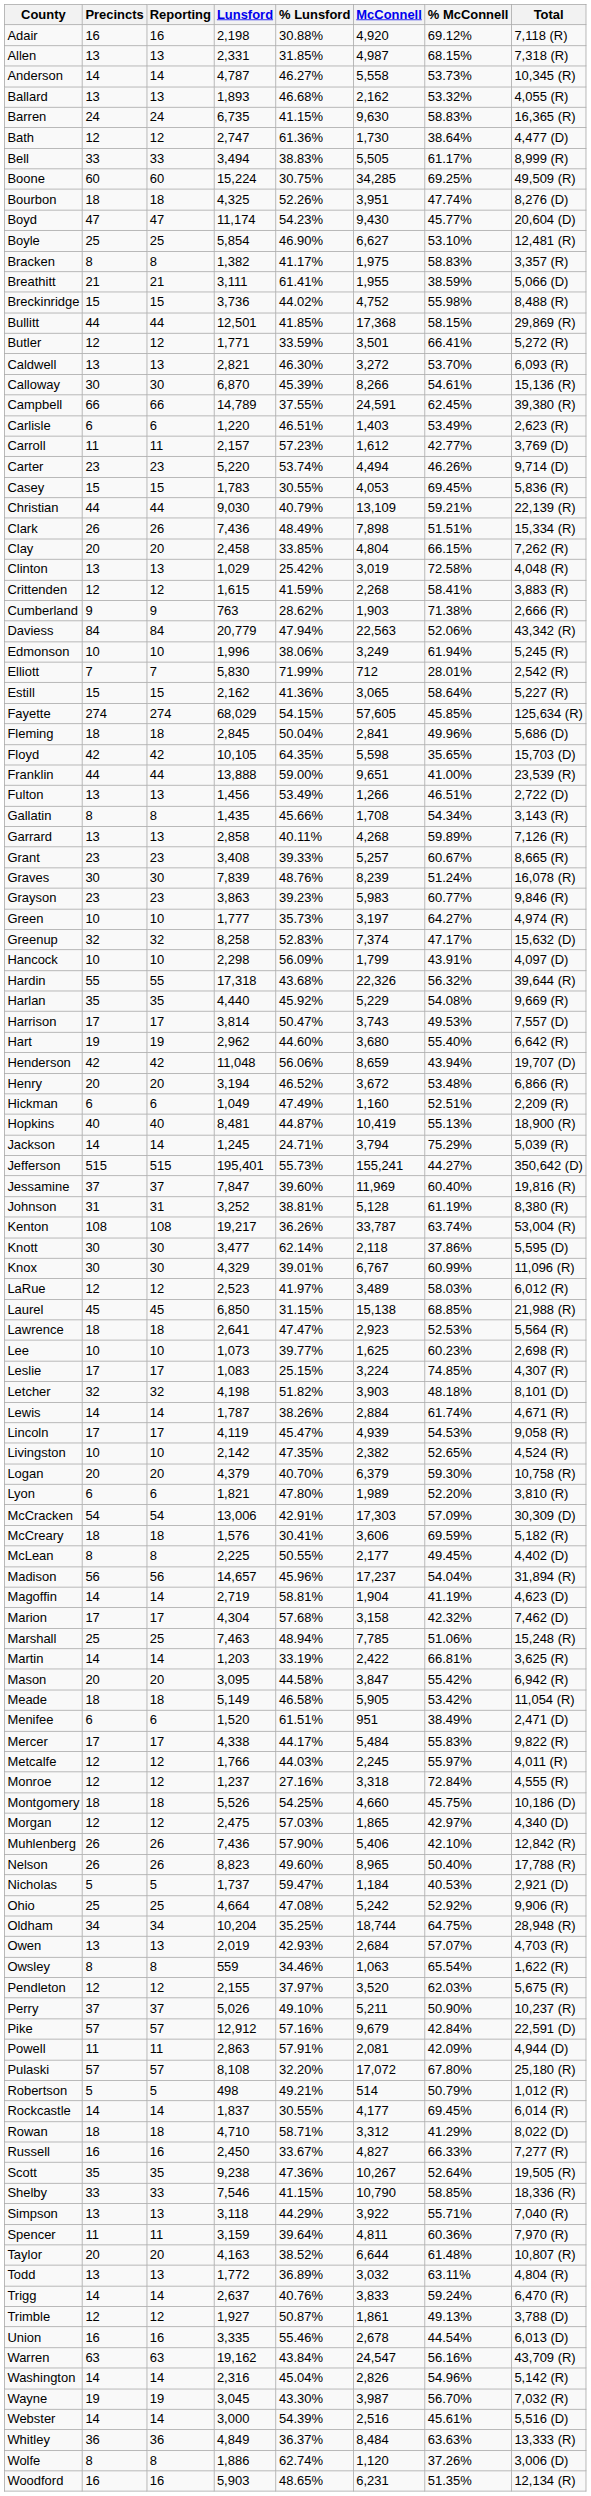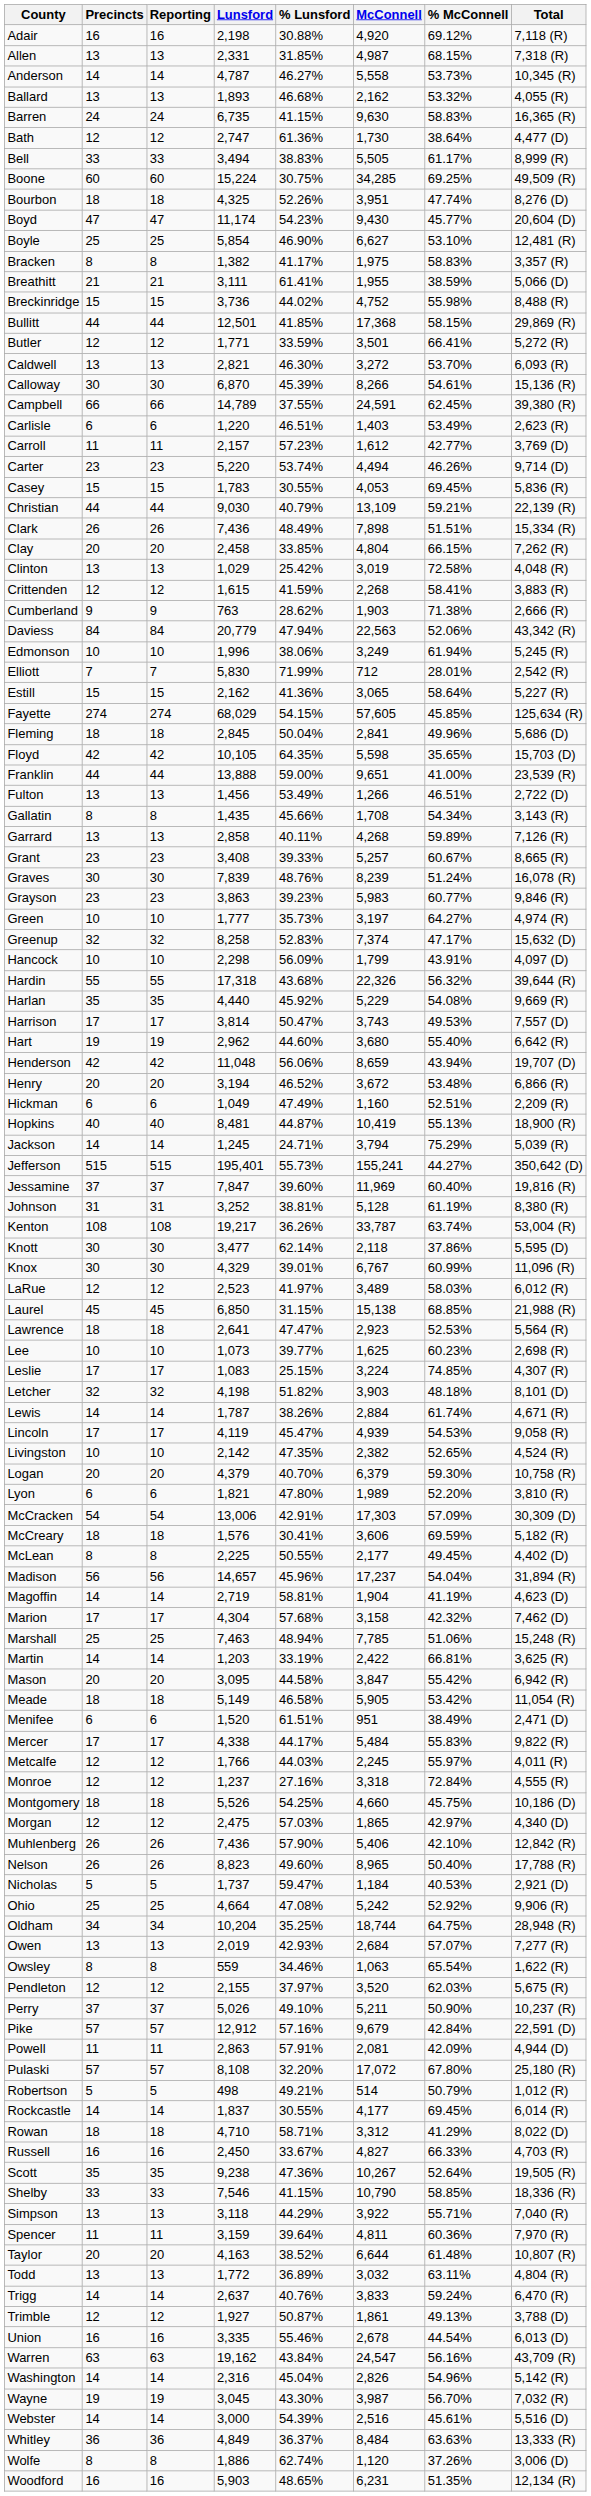(541, 1946) 4,703 (R) -> (541, 1946) 7,277 (R)
(541, 2152) 7,277 (R) -> (541, 2152) 4,703 (R)
